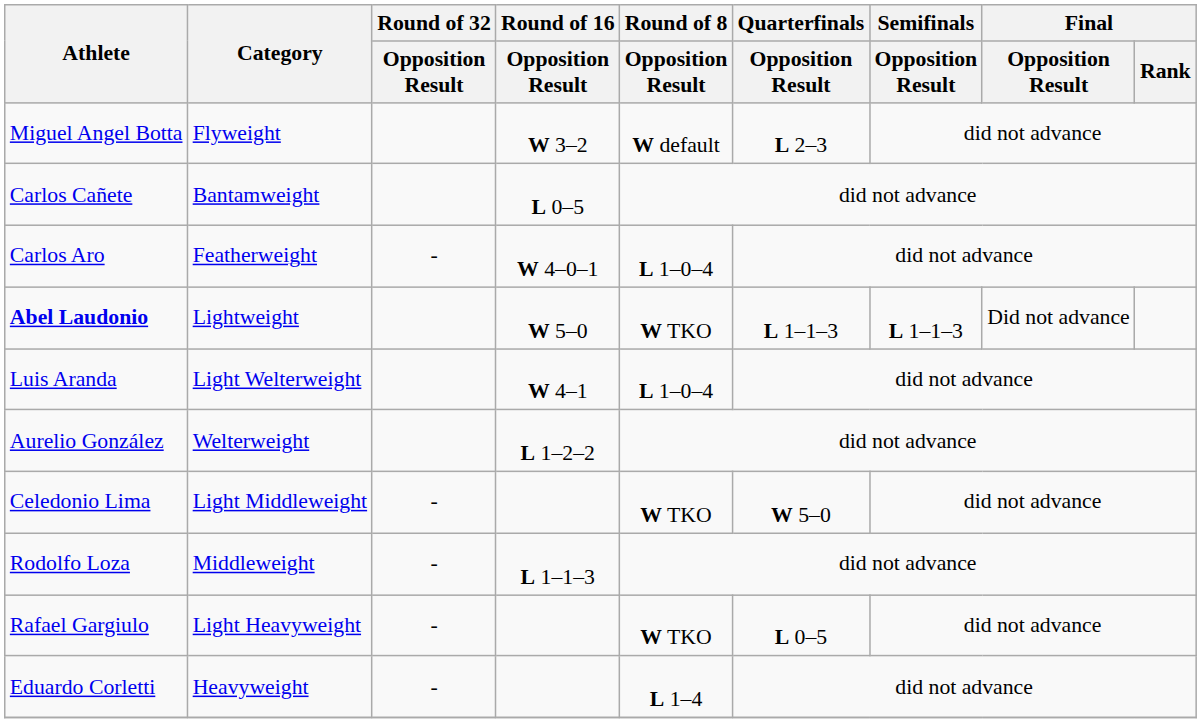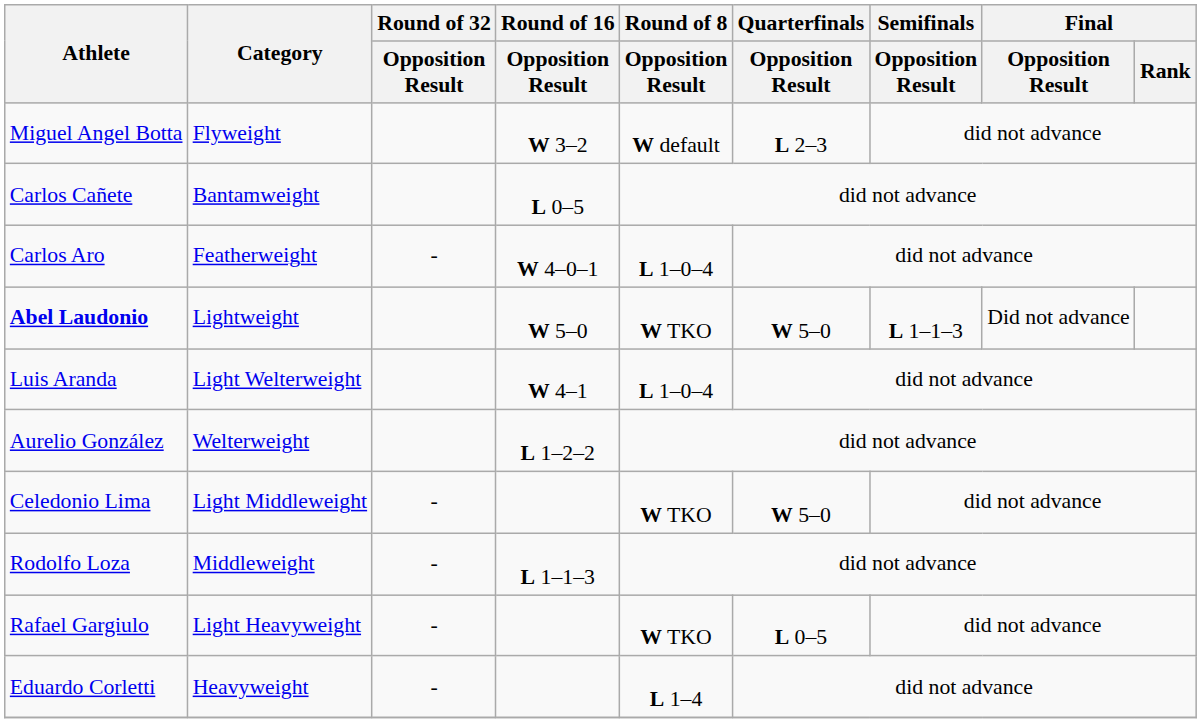(801, 330) L 1–1–3 -> (801, 330) W 5–0
